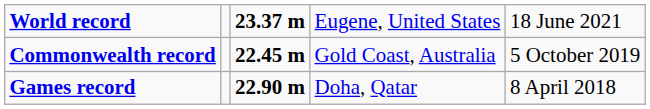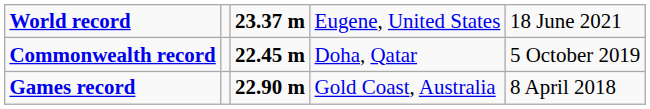(405, 54) Gold Coast, Australia -> (366, 54) Doha, Qatar
(366, 87) Doha, Qatar -> (405, 87) Gold Coast, Australia
